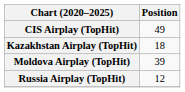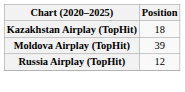- row: (72, 29)
